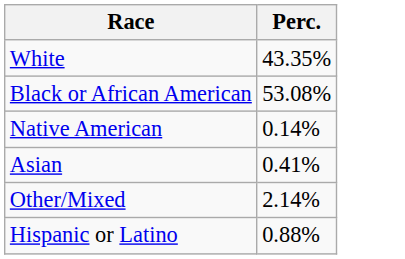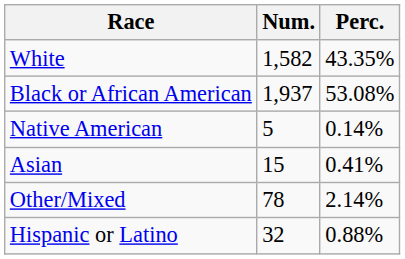+ column: (289, 22)
